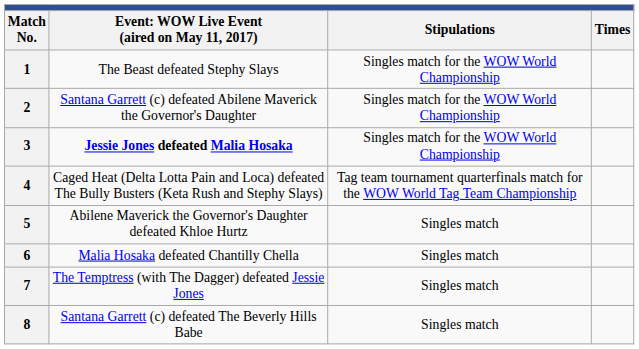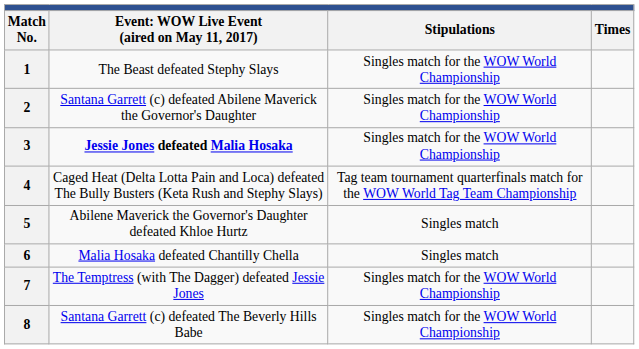(460, 285) Singles match -> (460, 285) Singles match for the WOW World Championship
(460, 324) Singles match -> (460, 324) Singles match for the WOW World Championship
